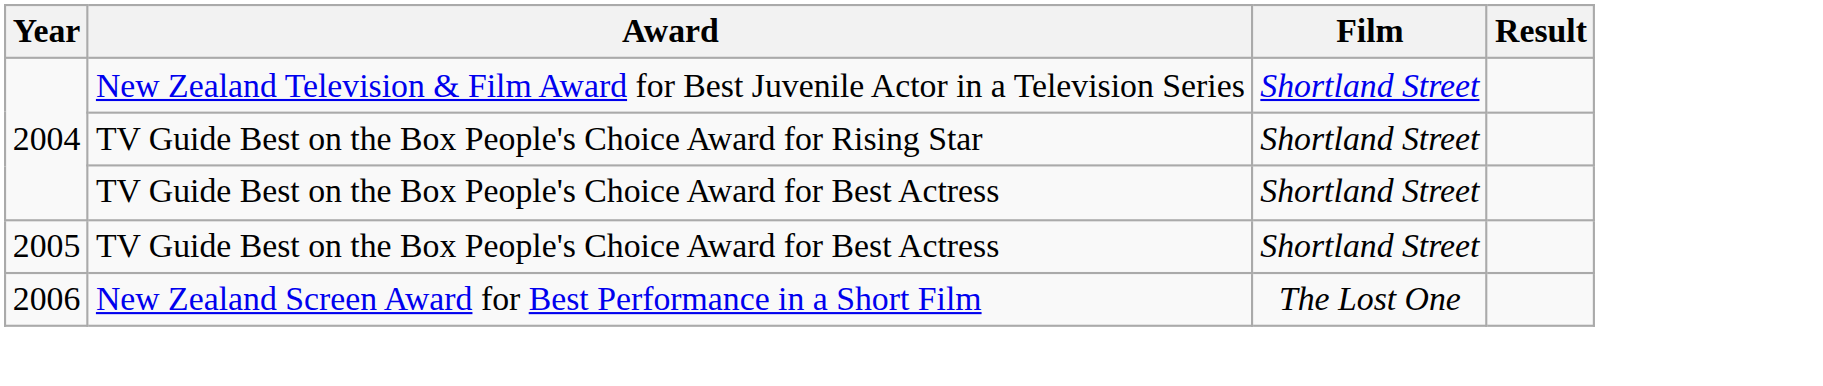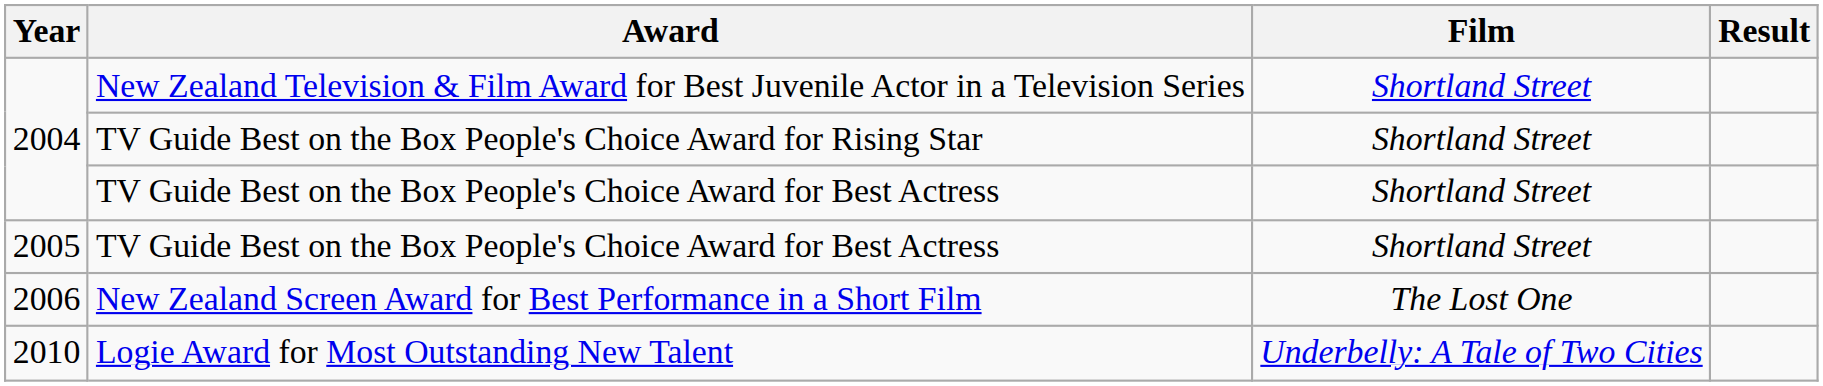+ row: (47, 352)
